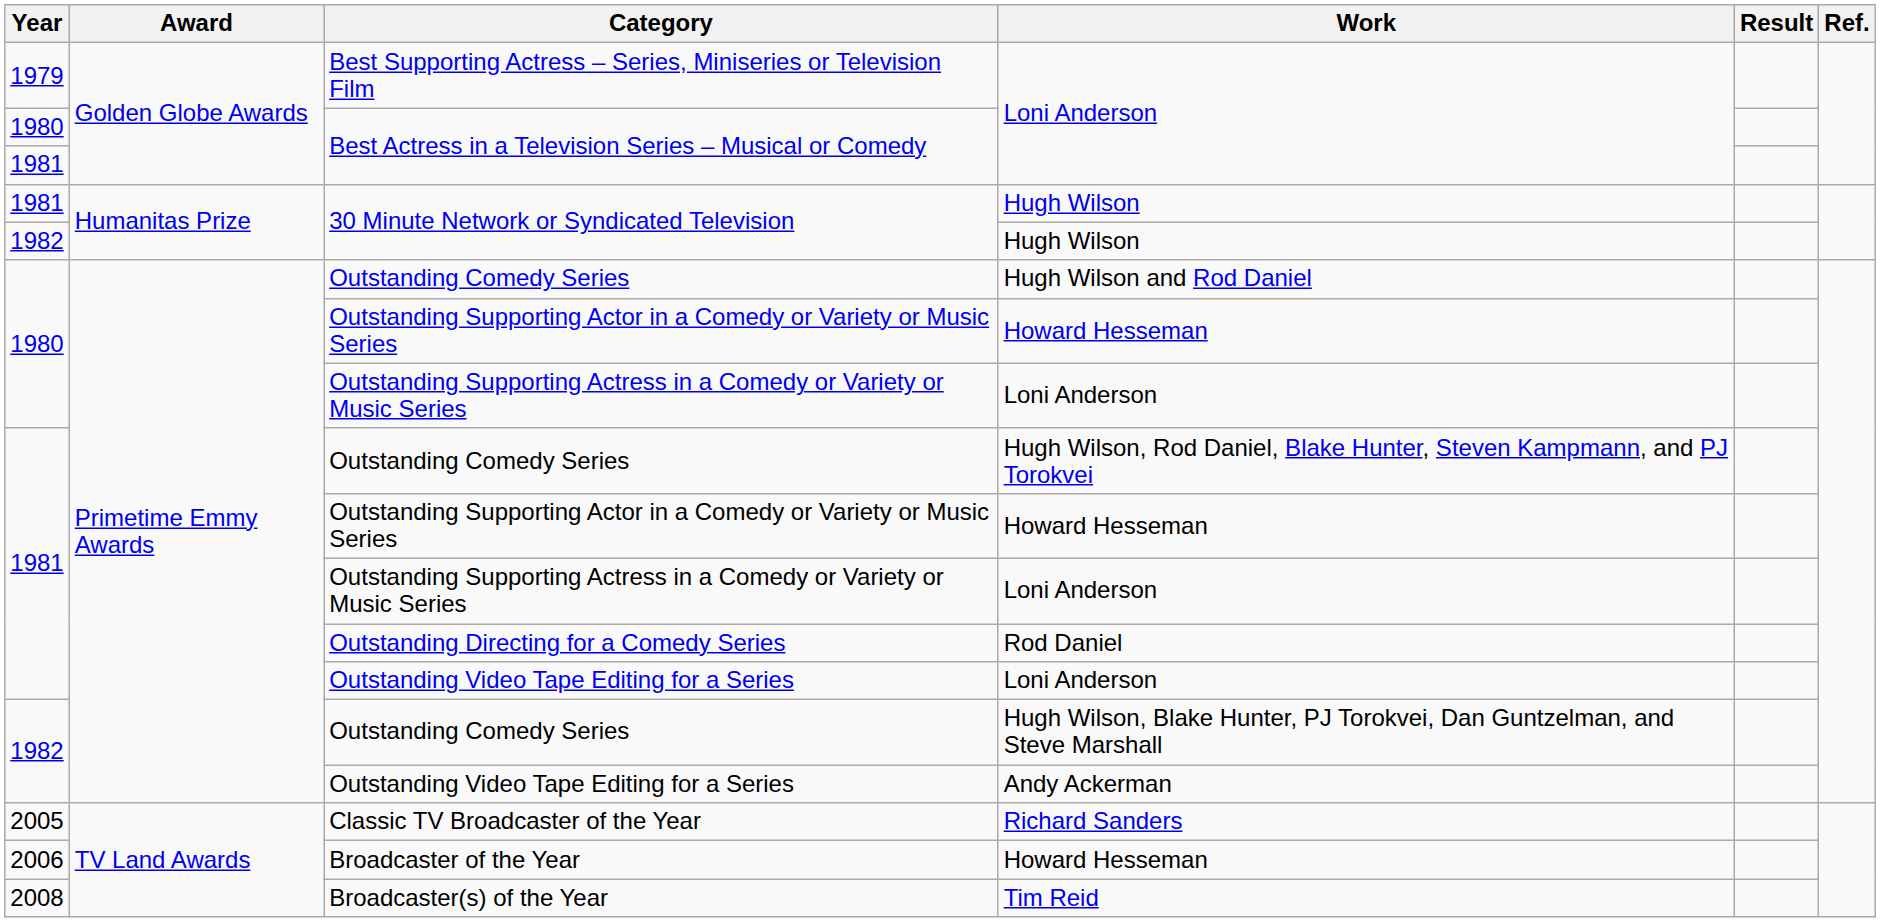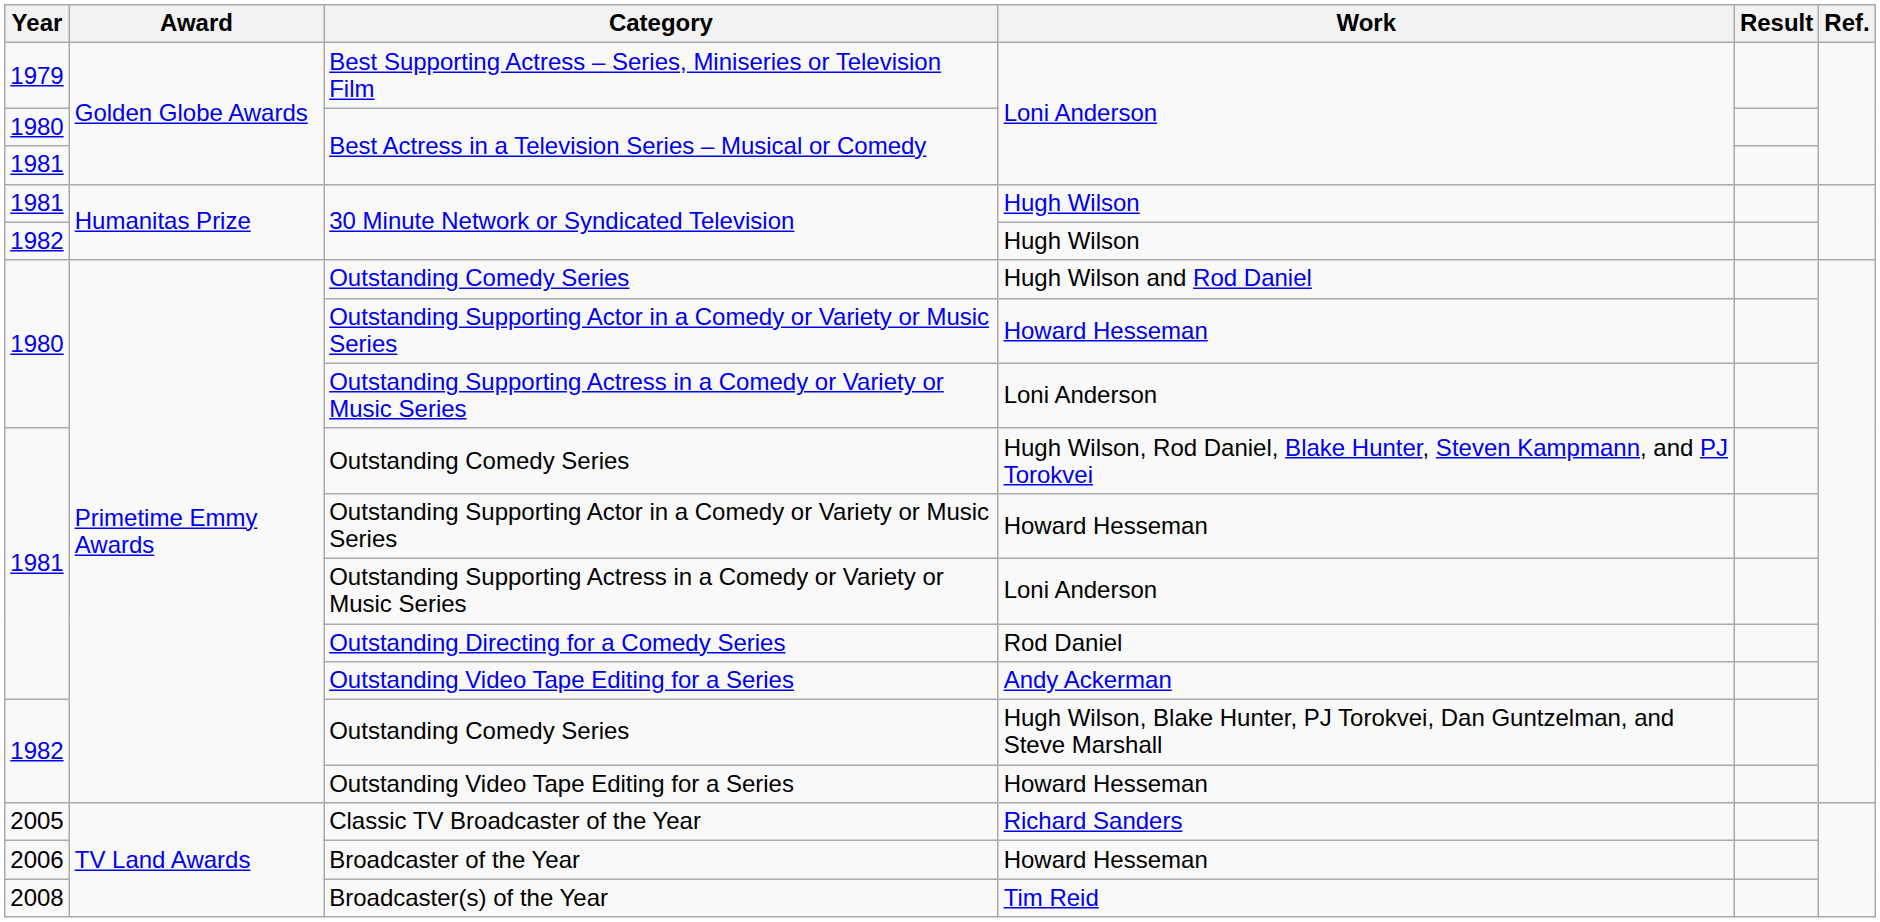(1080, 680) Loni Anderson -> (1088, 680) Andy Ackerman
(1088, 783) Andy Ackerman -> (1106, 783) Howard Hesseman
